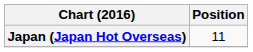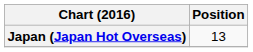(218, 36) 11 -> (218, 36) 13
